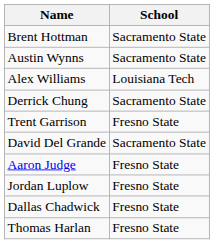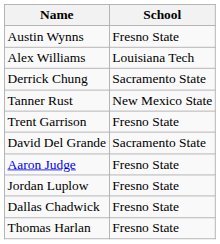- row: (48, 36)
(159, 57) Sacramento State -> (146, 36) Fresno State
+ row: (40, 100)
